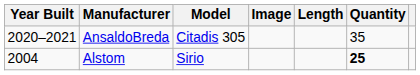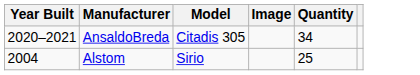- column: (321, 15)
(357, 37) 35 -> (305, 37) 34
(357, 59) bold -> (305, 59) normal
